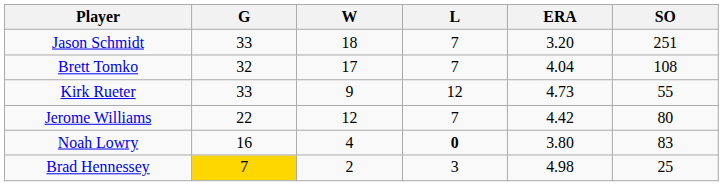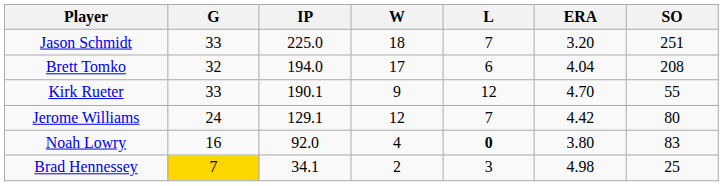+ column: (305, 17)
(455, 67) 7 -> (489, 67) 6
(665, 67) 108 -> (672, 67) 208
(560, 92) 4.73 -> (580, 92) 4.70
(244, 117) 22 -> (213, 117) 24
